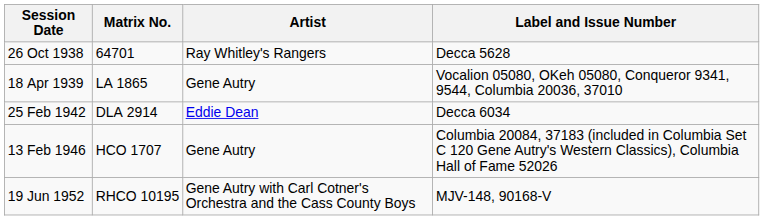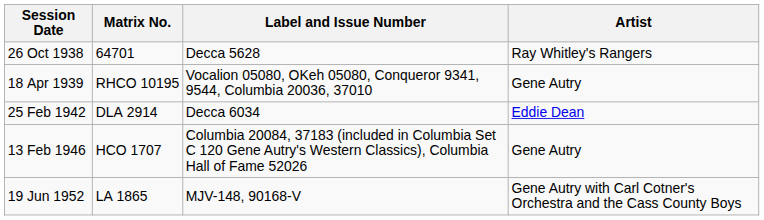columns swapped: (308, 23) <-> (596, 23)
(122, 83) LA 1865 -> (137, 83) RHCO 10195
(137, 196) RHCO 10195 -> (122, 196) LA 1865
